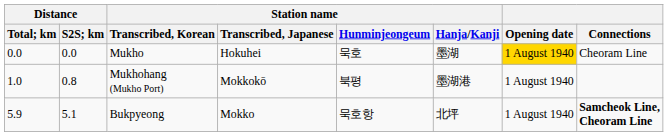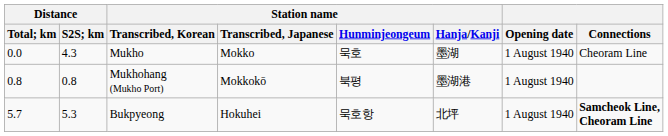(69, 54) 0.0 -> (69, 54) 4.3
(241, 54) Hokuhei -> (237, 54) Mokko
(539, 54) gold background -> (539, 54) no background
(15, 81) 1.0 -> (15, 81) 0.8
(15, 115) 5.9 -> (15, 115) 5.7
(69, 115) 5.1 -> (69, 115) 5.3
(237, 115) Mokko -> (241, 115) Hokuhei
